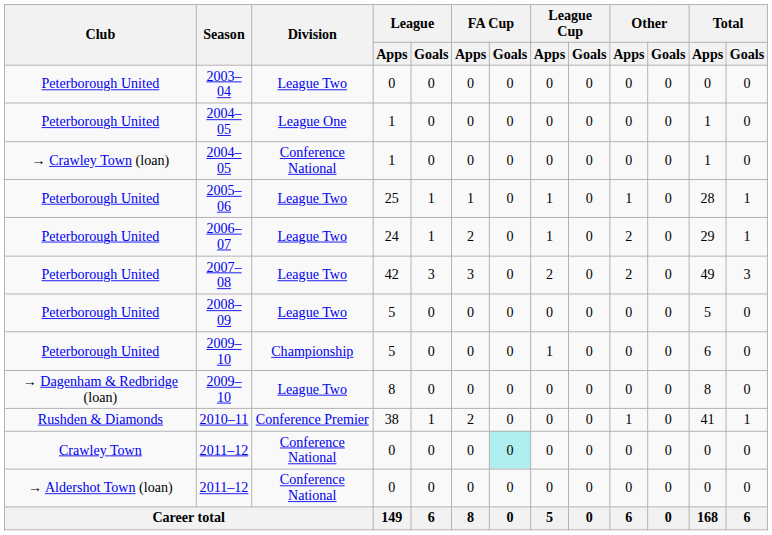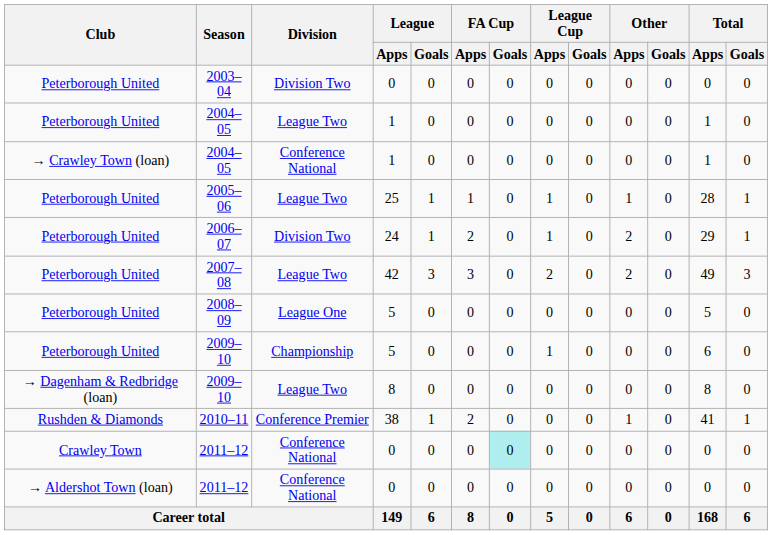(312, 84) League Two -> (312, 84) Division Two
(312, 122) League One -> (312, 122) League Two
(312, 236) League Two -> (312, 236) Division Two
(312, 313) League Two -> (312, 313) League One
